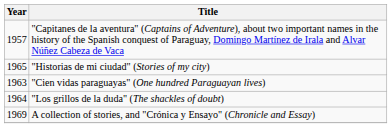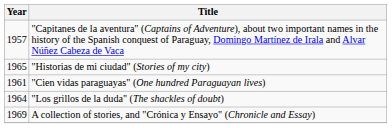(17, 83) 1963 -> (17, 83) 1961
